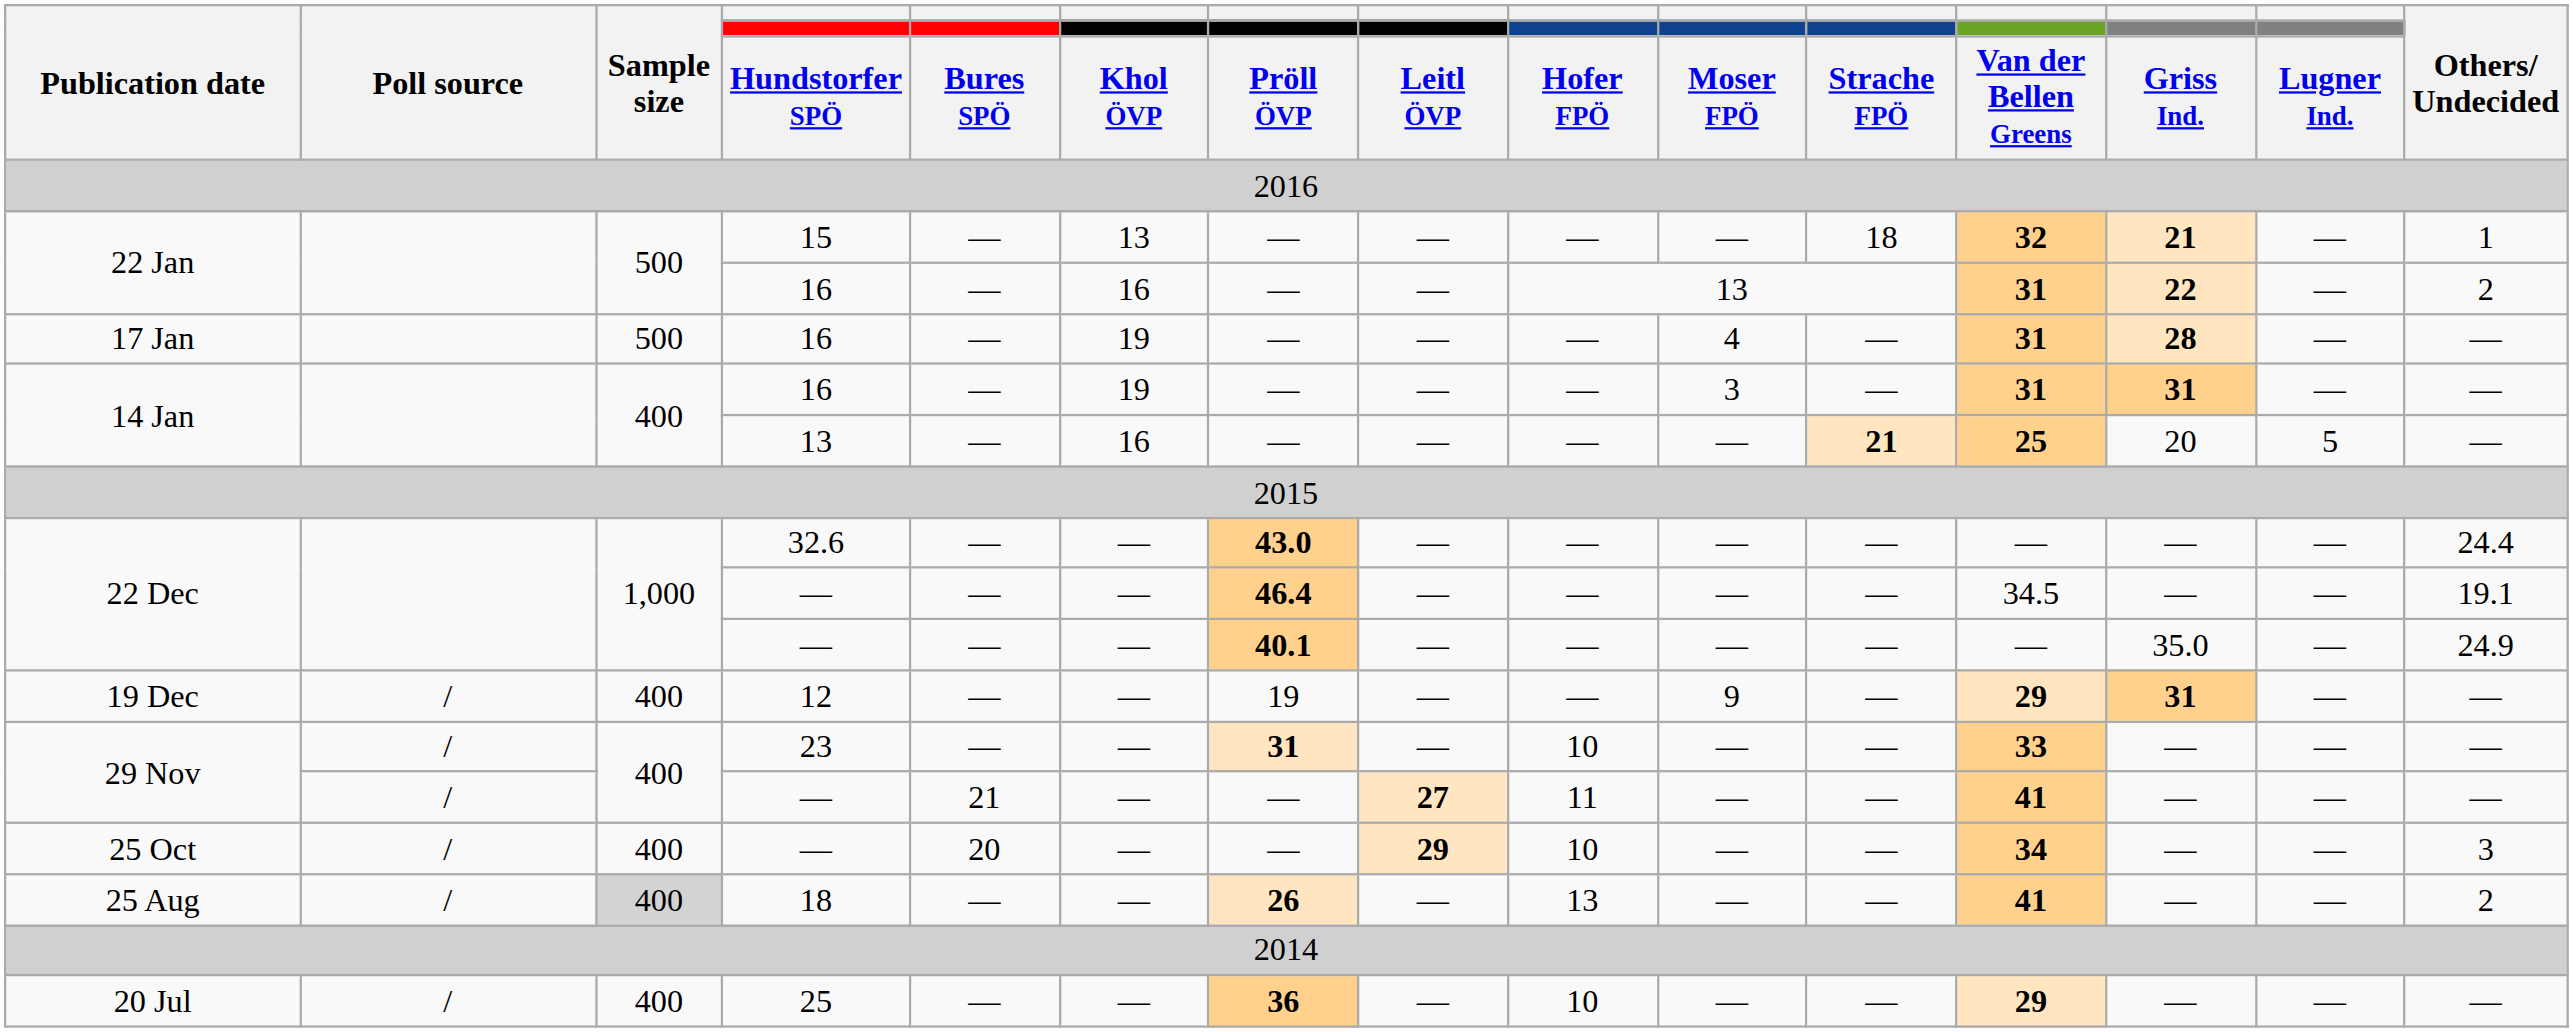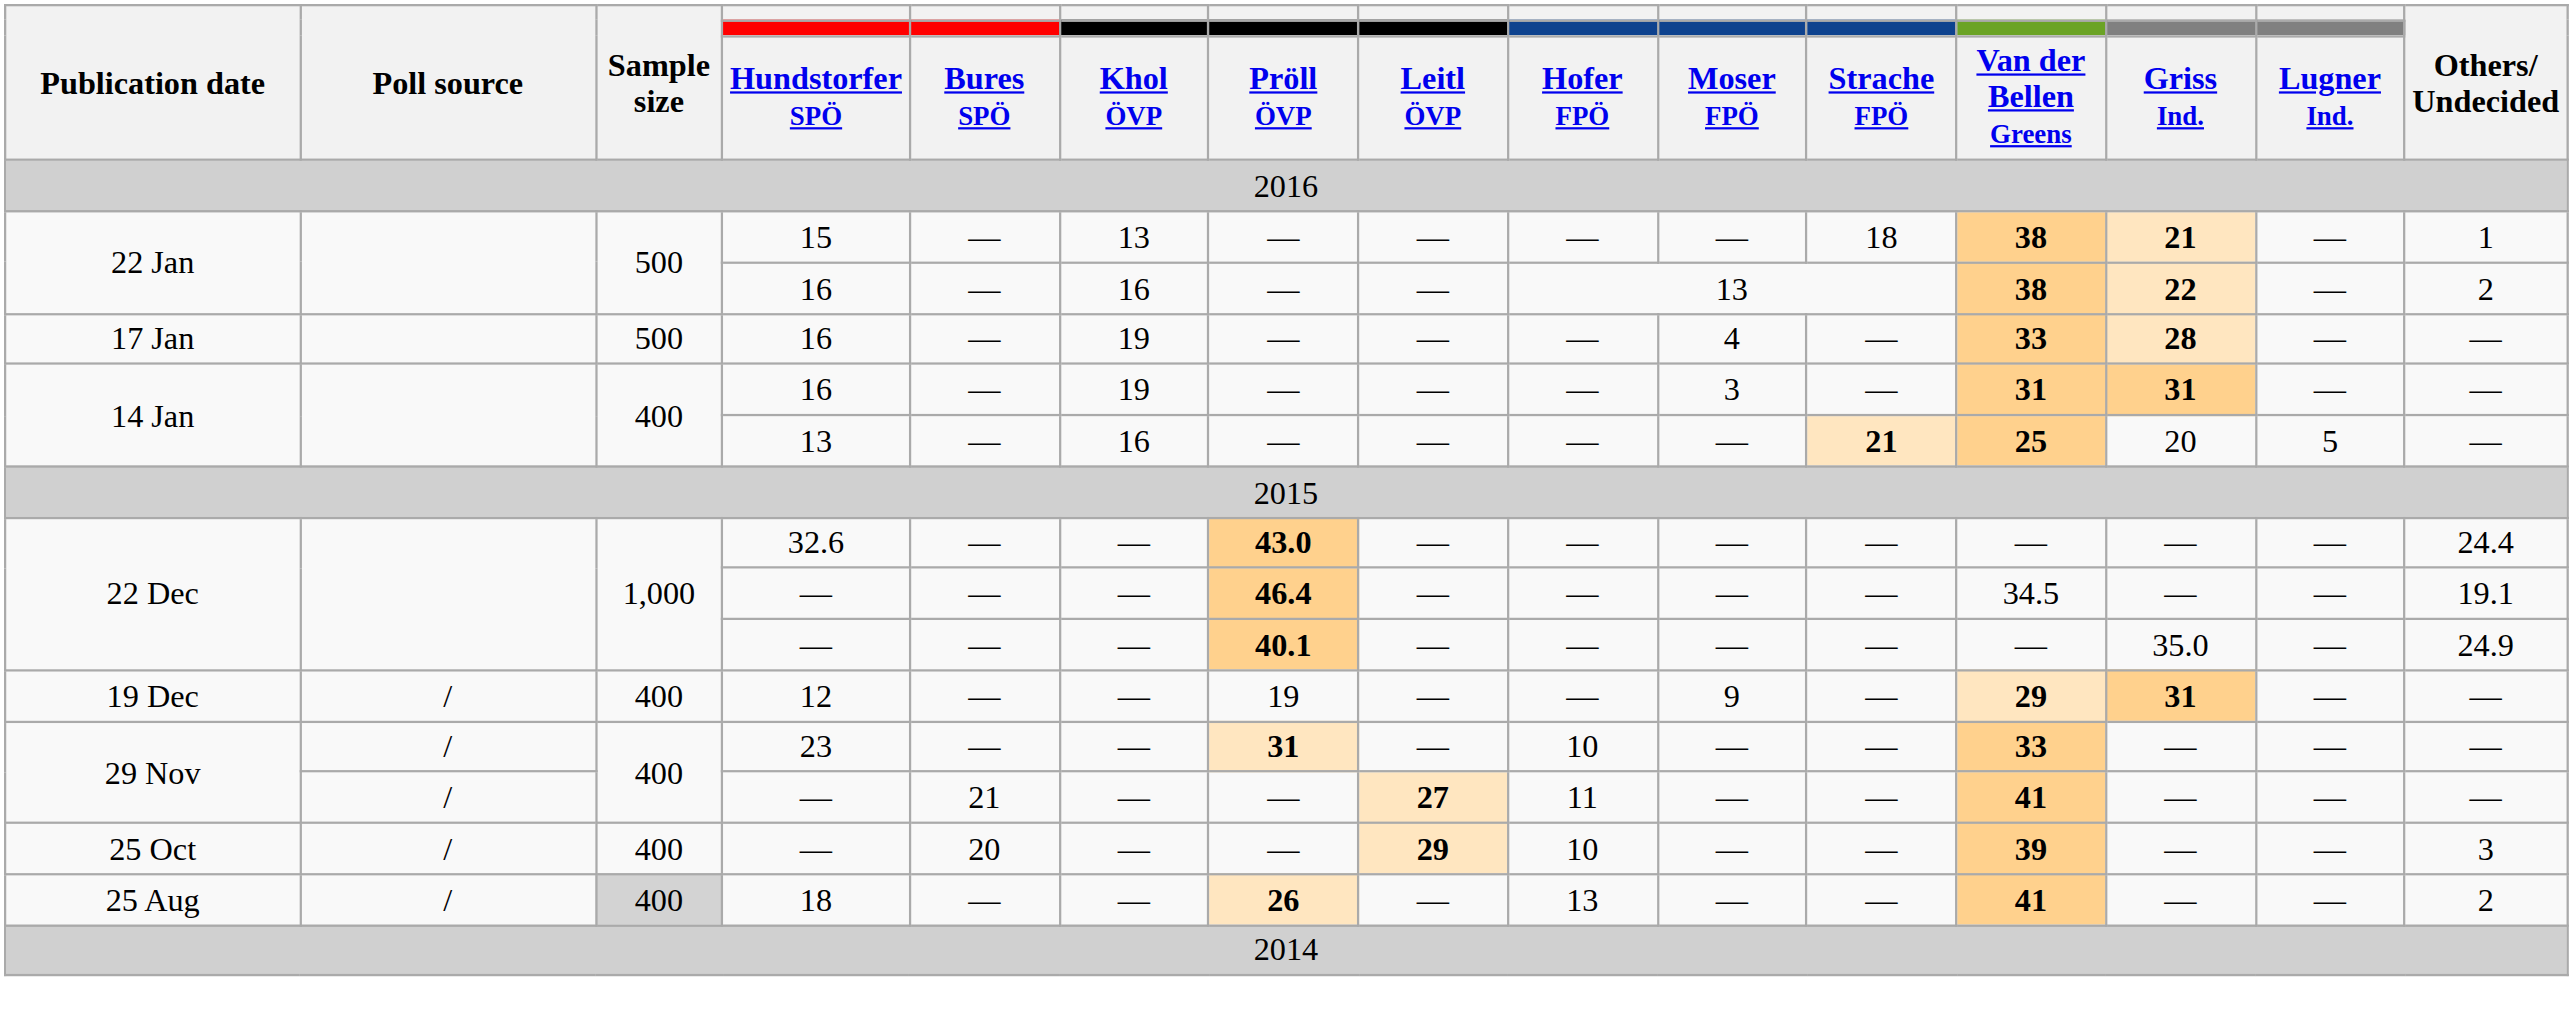(2031, 237) 32 -> (2031, 237) 38
(2031, 288) 31 -> (2031, 288) 38
(2031, 339) 31 -> (2031, 339) 33
(2031, 849) 34 -> (2031, 849) 39
- row: (153, 1001)
